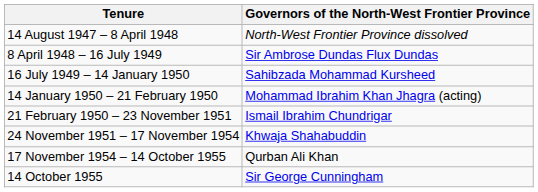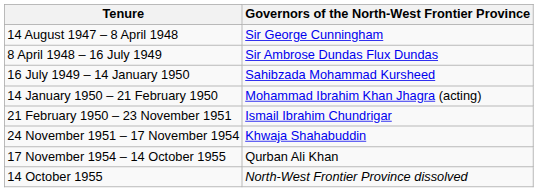(356, 34) North-West Frontier Province dissolved -> (314, 34) Sir George Cunningham
(314, 177) Sir George Cunningham -> (356, 177) North-West Frontier Province dissolved
